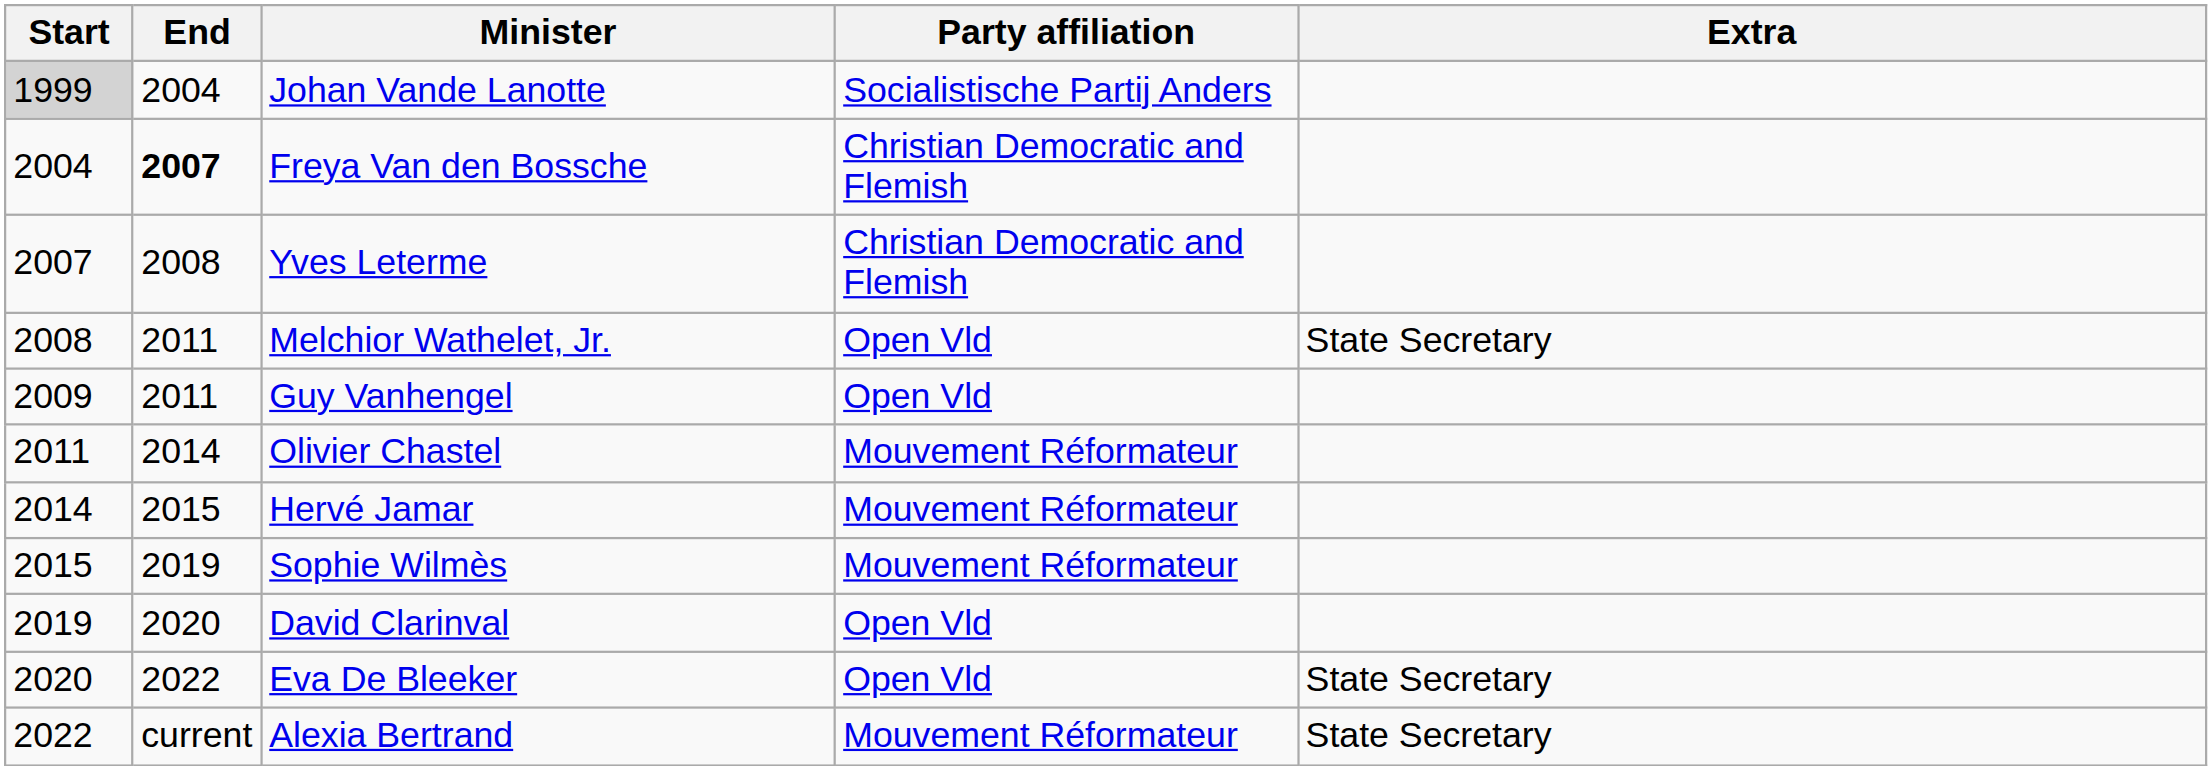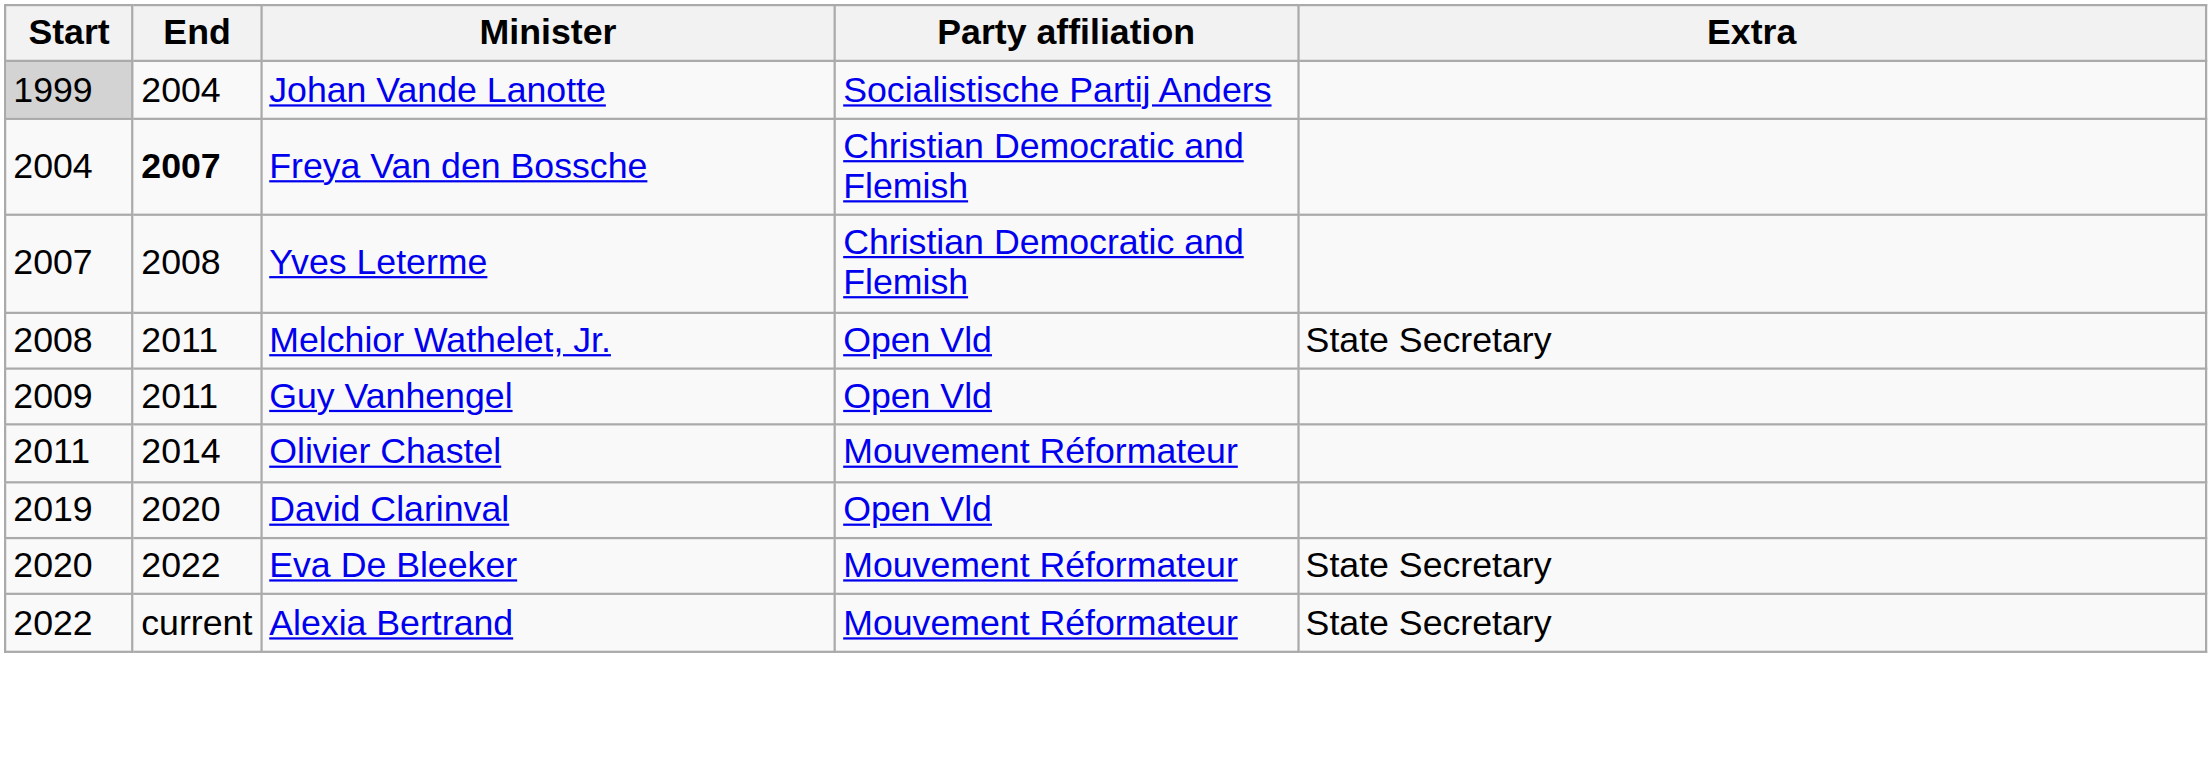- row: (371, 509)
- row: (388, 565)
(918, 678) Open Vld -> (1040, 565) Mouvement Réformateur
